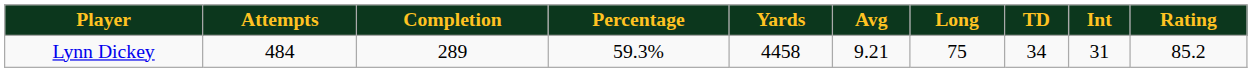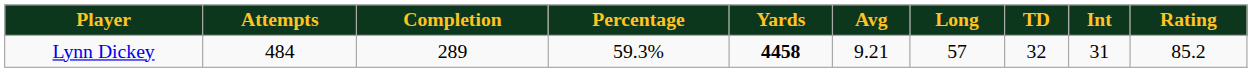(781, 51) normal -> (781, 51) bold
(957, 51) 75 -> (957, 51) 57
(1036, 51) 34 -> (1036, 51) 32
